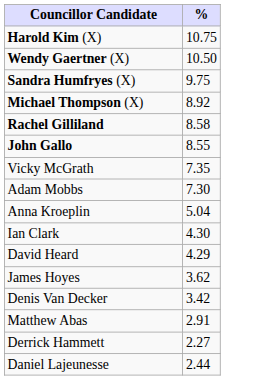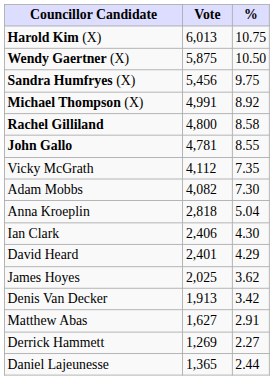+ column: (207, 15)
